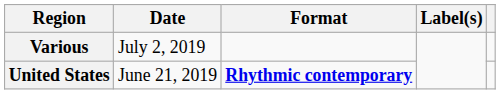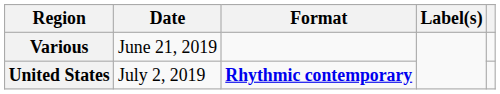(162, 46) July 2, 2019 -> (168, 46) June 21, 2019
(168, 74) June 21, 2019 -> (162, 74) July 2, 2019
